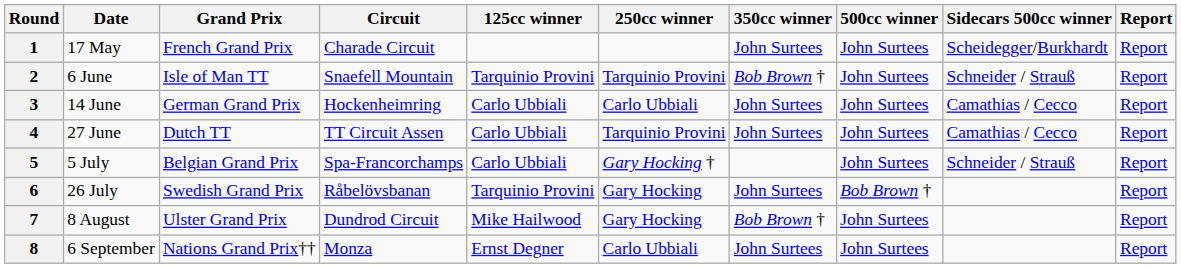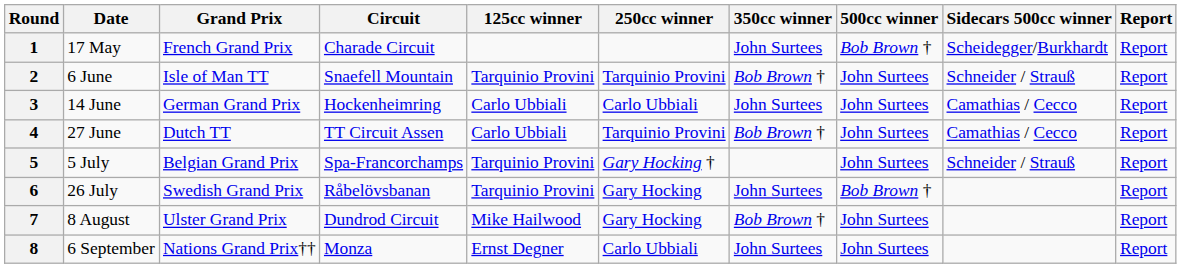(884, 47) John Surtees -> (886, 47) Bob Brown †
(778, 133) John Surtees -> (779, 133) Bob Brown †
(519, 162) Carlo Ubbiali -> (533, 162) Tarquinio Provini
